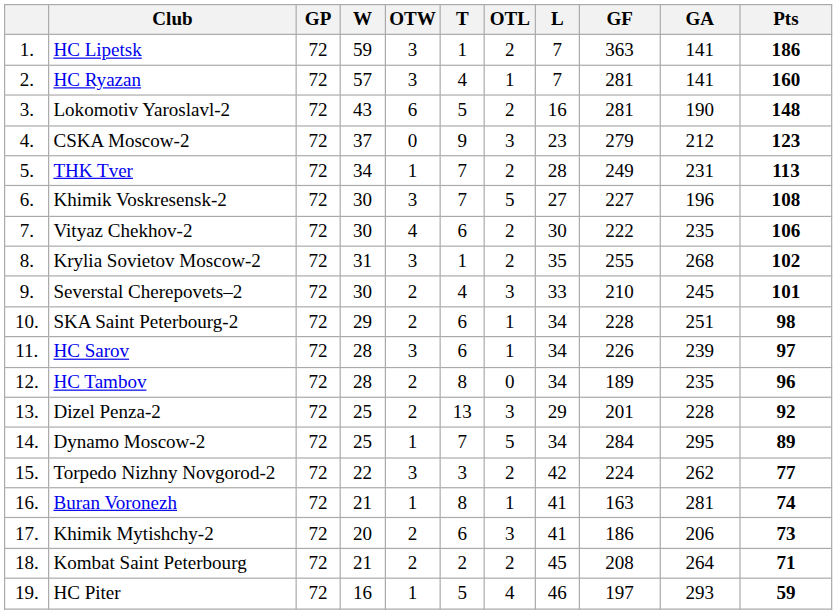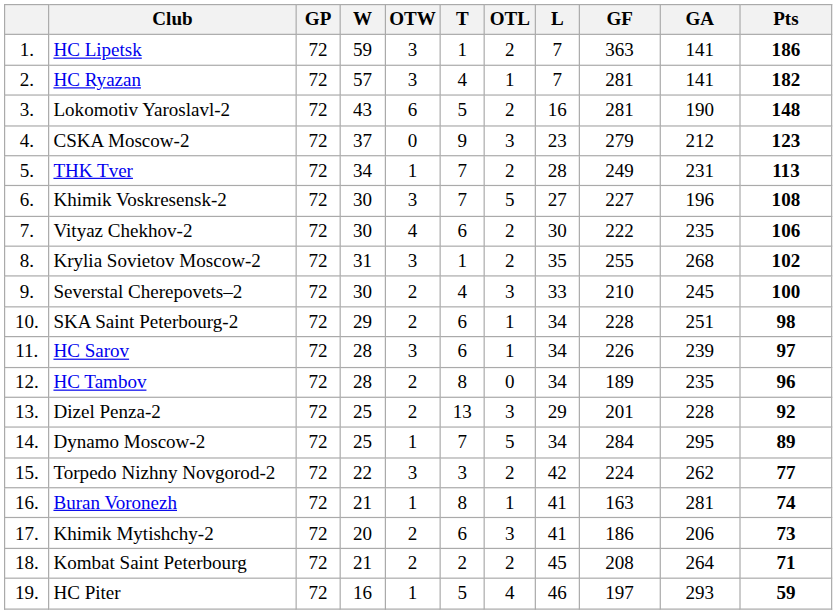(786, 79) 160 -> (786, 79) 182
(786, 291) 101 -> (786, 291) 100
